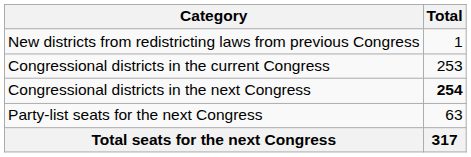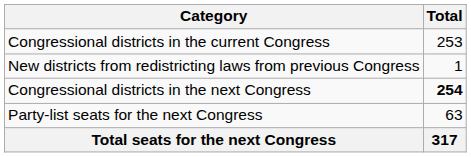rows swapped: (169, 66) <-> (214, 41)
